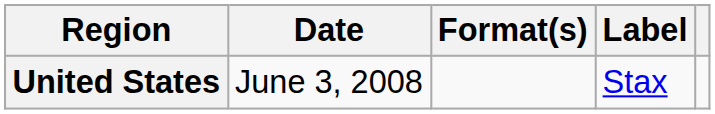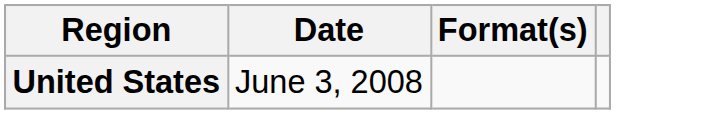- column: (645, 30)
